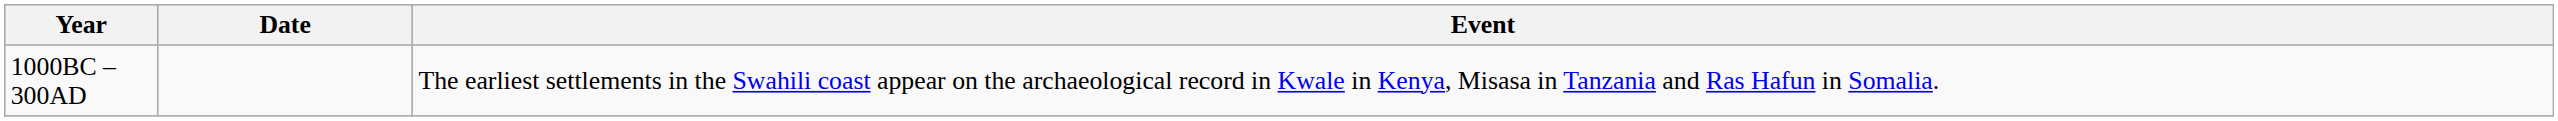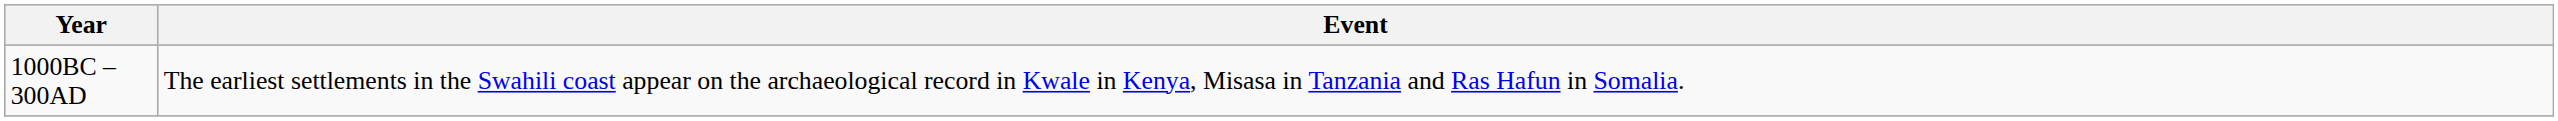- column: (285, 24)
